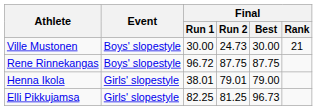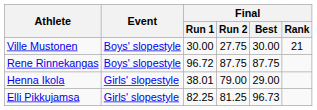(233, 46) 24.73 -> (233, 46) 27.75
(233, 81) 79.01 -> (233, 81) 79.00
(266, 81) 79.00 -> (266, 81) 29.00
